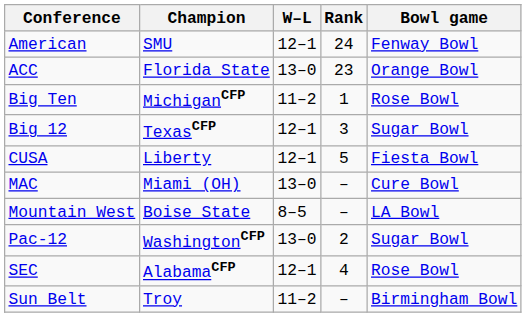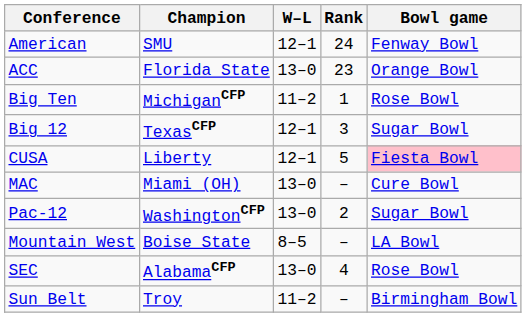(425, 159) no background -> (425, 159) pink background
rows swapped: (72, 212) <-> (38, 240)
(297, 271) 12–1 -> (297, 271) 13–0
